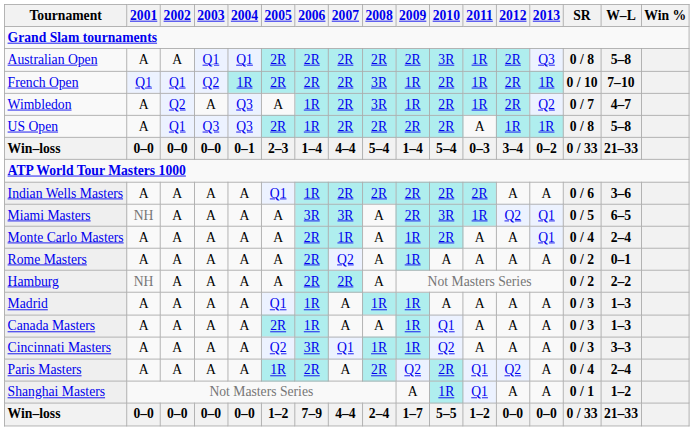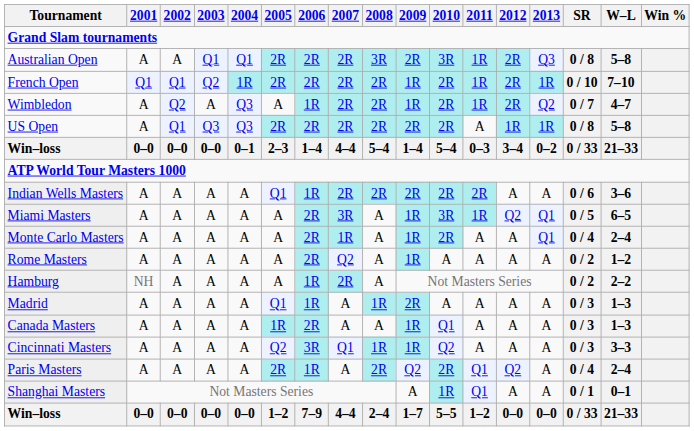(379, 59) 2R -> (379, 59) 3R
(379, 81) 3R -> (379, 81) 2R
(379, 103) 3R -> (379, 103) 2R
(312, 125) 1R -> (312, 125) 2R
(144, 214) NH -> (144, 214) A
(312, 214) 3R -> (312, 214) 2R
(413, 214) 2R -> (413, 214) 1R
(621, 258) 0–1 -> (621, 258) 1–2
(312, 281) 2R -> (312, 281) 1R
(413, 303) 1R -> (413, 303) 2R
(278, 325) 2R -> (278, 325) 1R
(312, 325) 1R -> (312, 325) 2R
(278, 369) 1R -> (278, 369) 2R
(312, 369) 2R -> (312, 369) 1R
(621, 391) 1–2 -> (621, 391) 0–1
